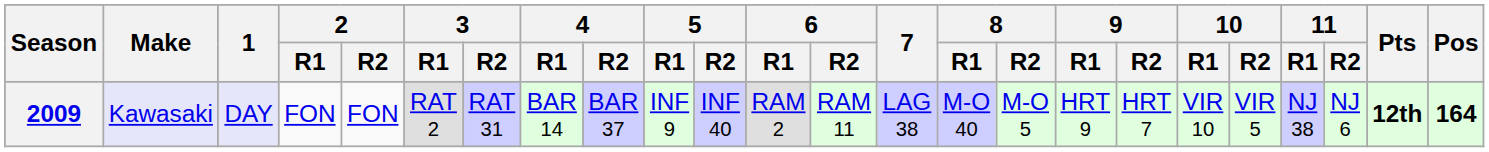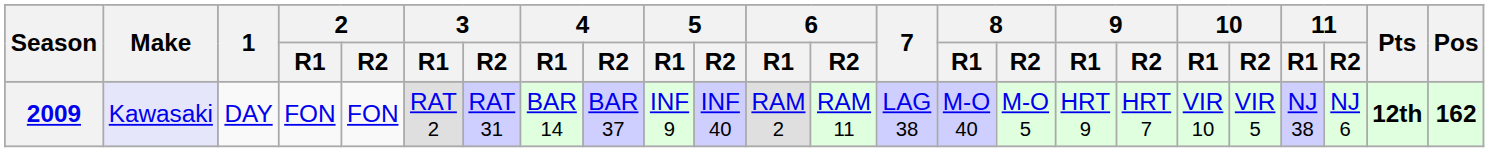(249, 114) lavender background -> (249, 114) no background
(1456, 114) 164 -> (1456, 114) 162
